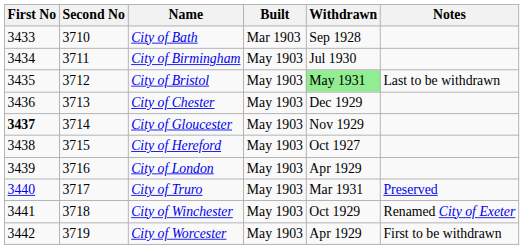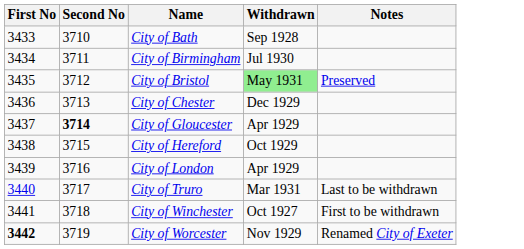- column: (275, 15)
(442, 80) Last to be withdrawn -> (348, 80) Preserved
(21, 124) bold -> (21, 124) normal
(76, 124) normal -> (76, 124) bold
(337, 124) Nov 1929 -> (273, 124) Apr 1929
(335, 146) Oct 1927 -> (272, 146) Oct 1929
(411, 189) Preserved -> (379, 189) Last to be withdrawn
(335, 211) Oct 1929 -> (272, 211) Oct 1927
(449, 211) Renamed City of Exeter -> (380, 211) First to be withdrawn
(21, 233) normal -> (21, 233) bold
(335, 233) Apr 1929 -> (274, 233) Nov 1929
(443, 233) First to be withdrawn -> (387, 233) Renamed City of Exeter
